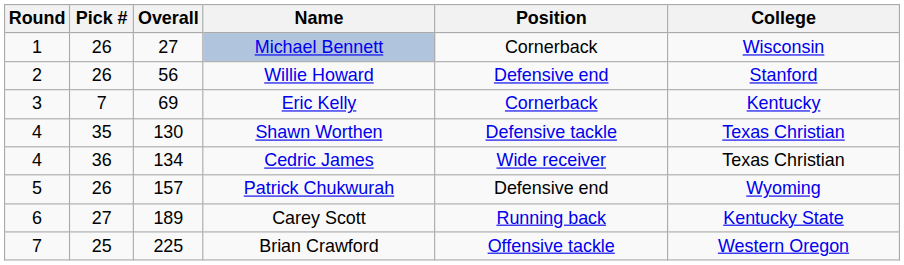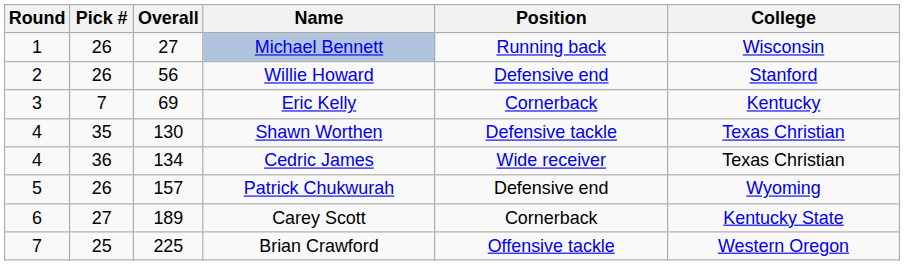(551, 47) Cornerback -> (551, 47) Running back
(551, 217) Running back -> (551, 217) Cornerback
